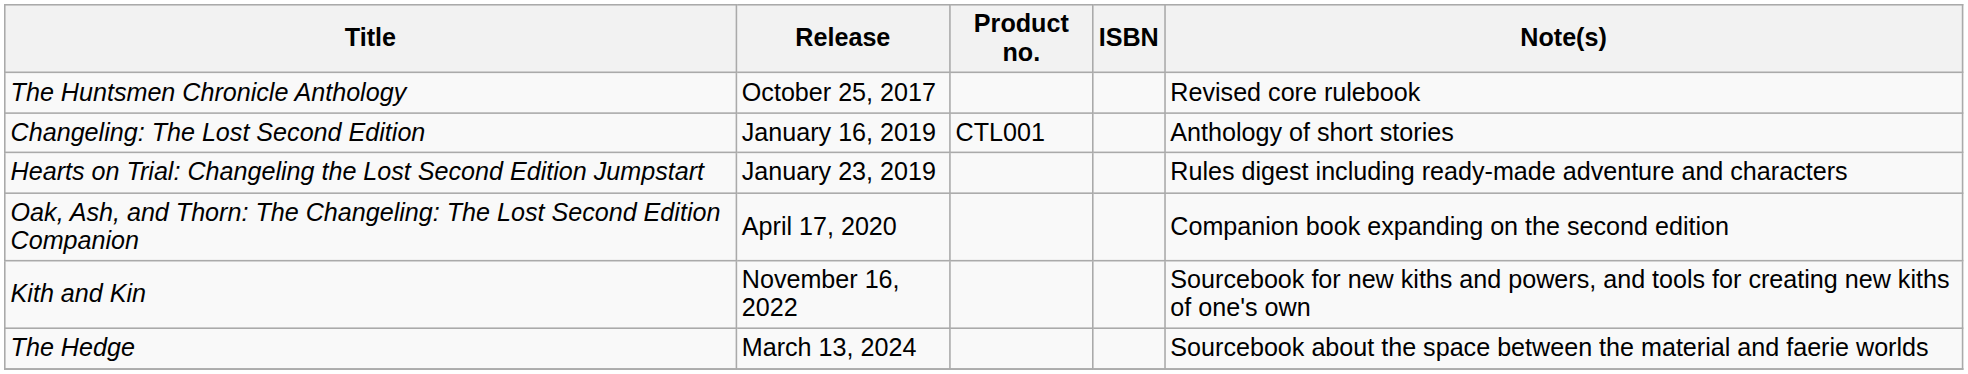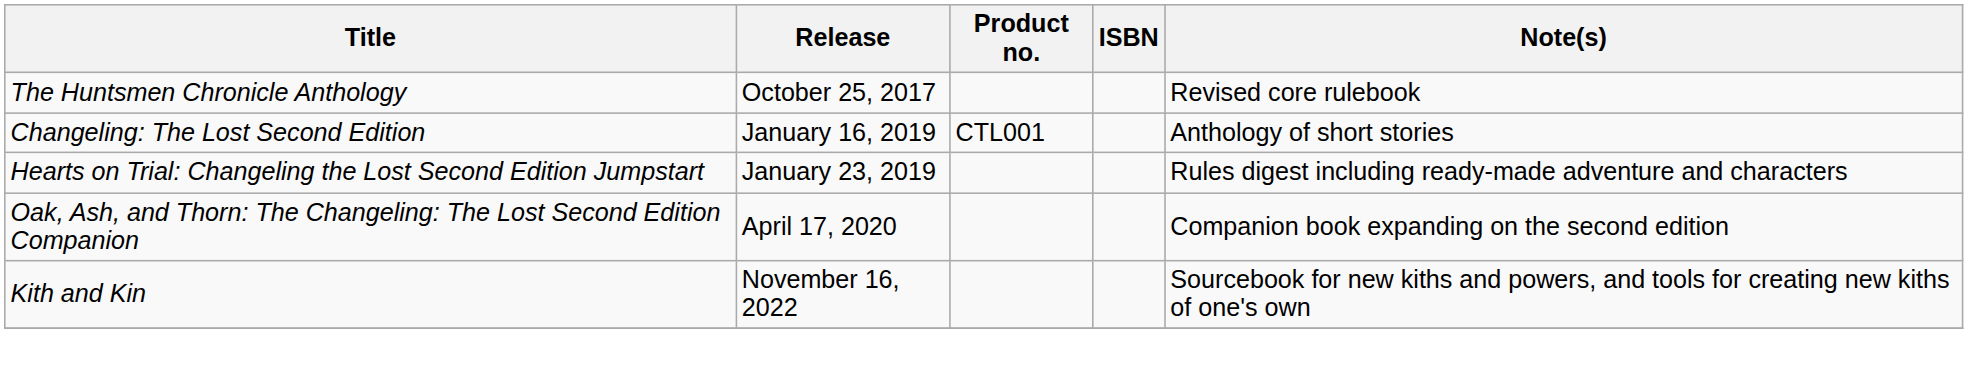- row: (73, 348)
